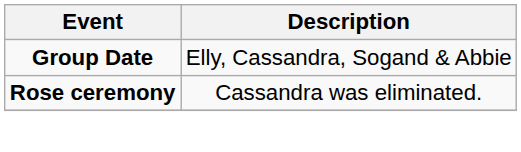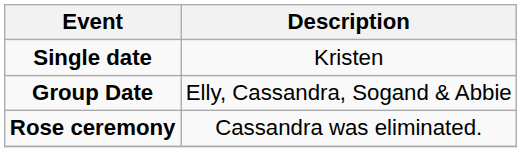+ row: (93, 57)
